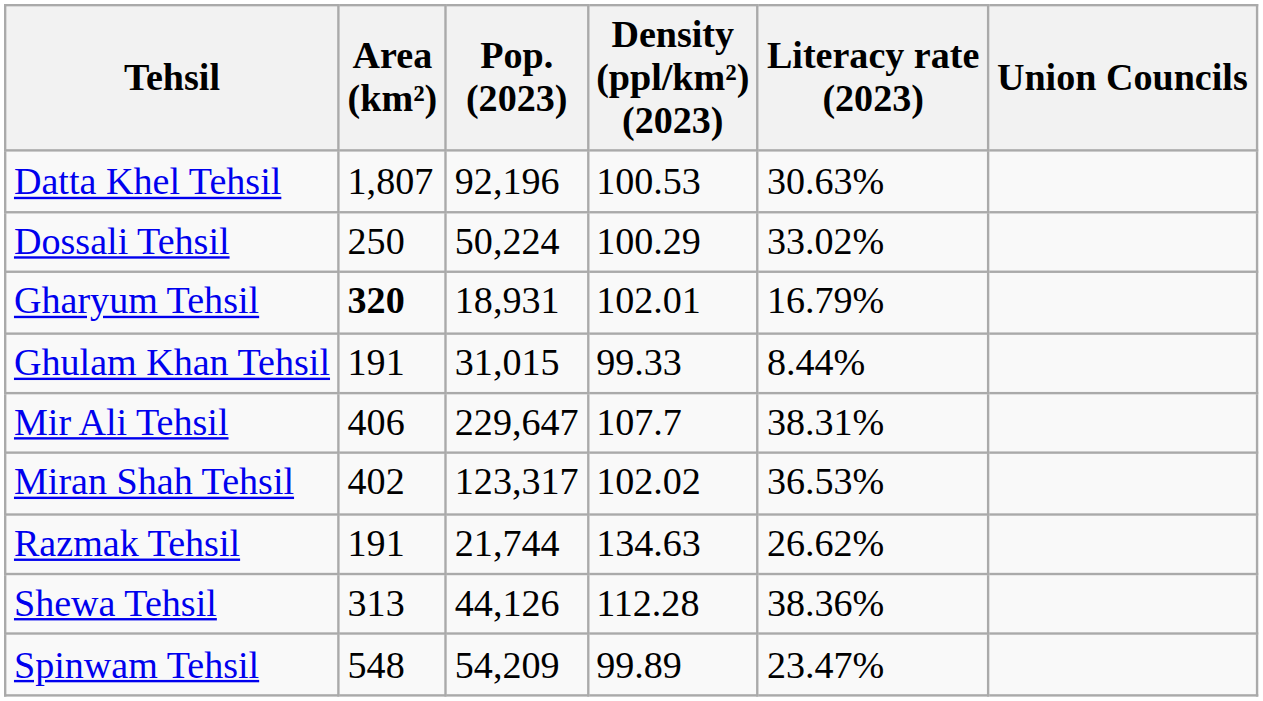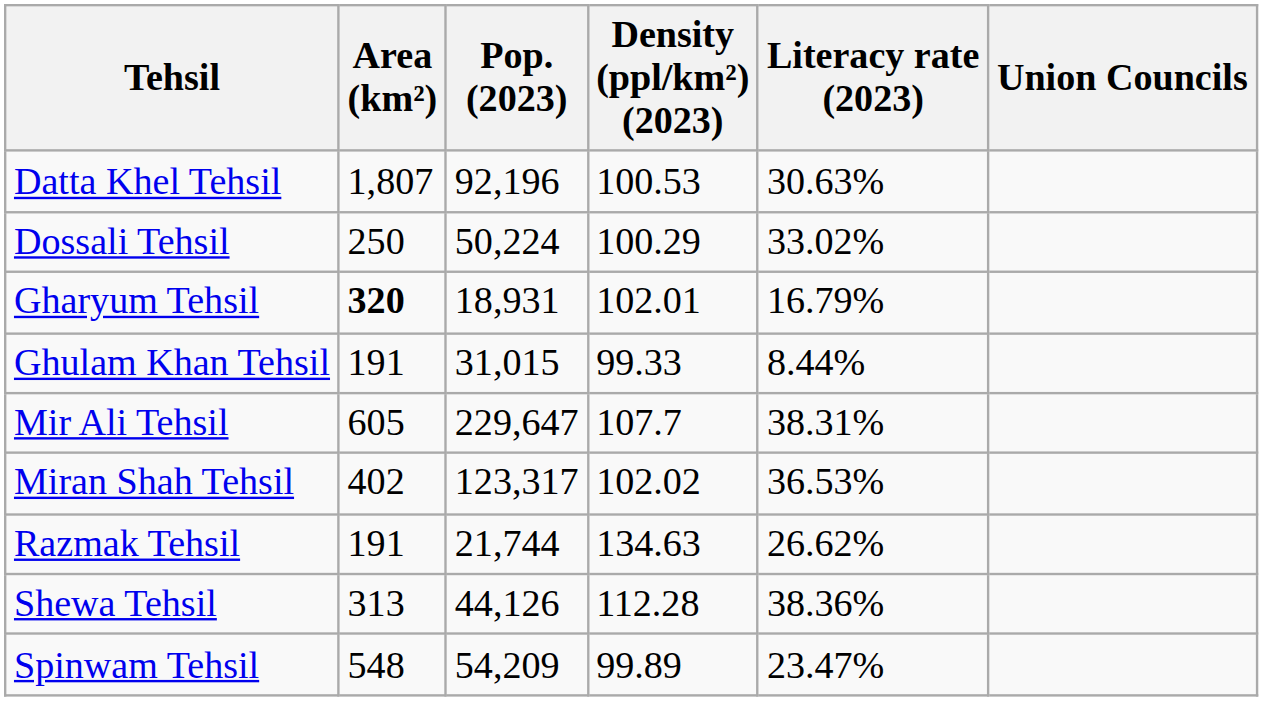(376, 422) 406 -> (376, 422) 605
